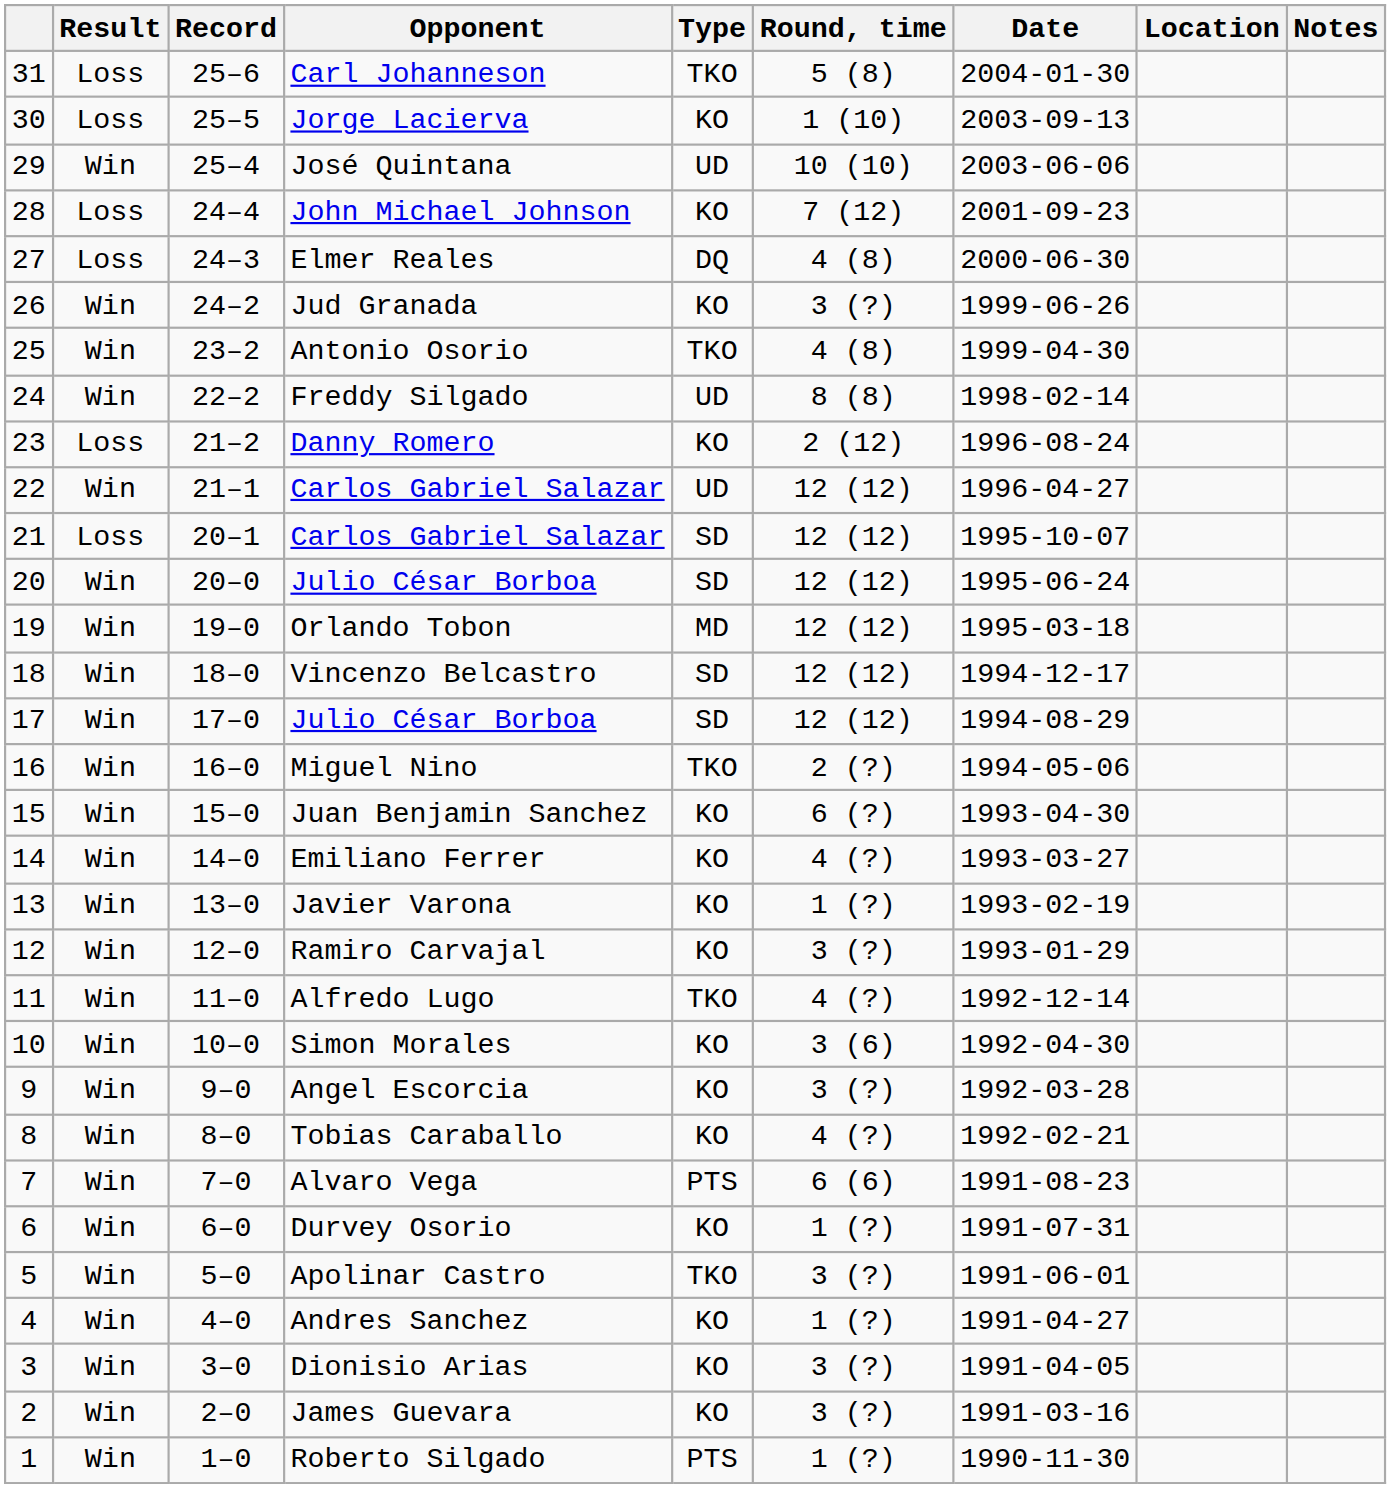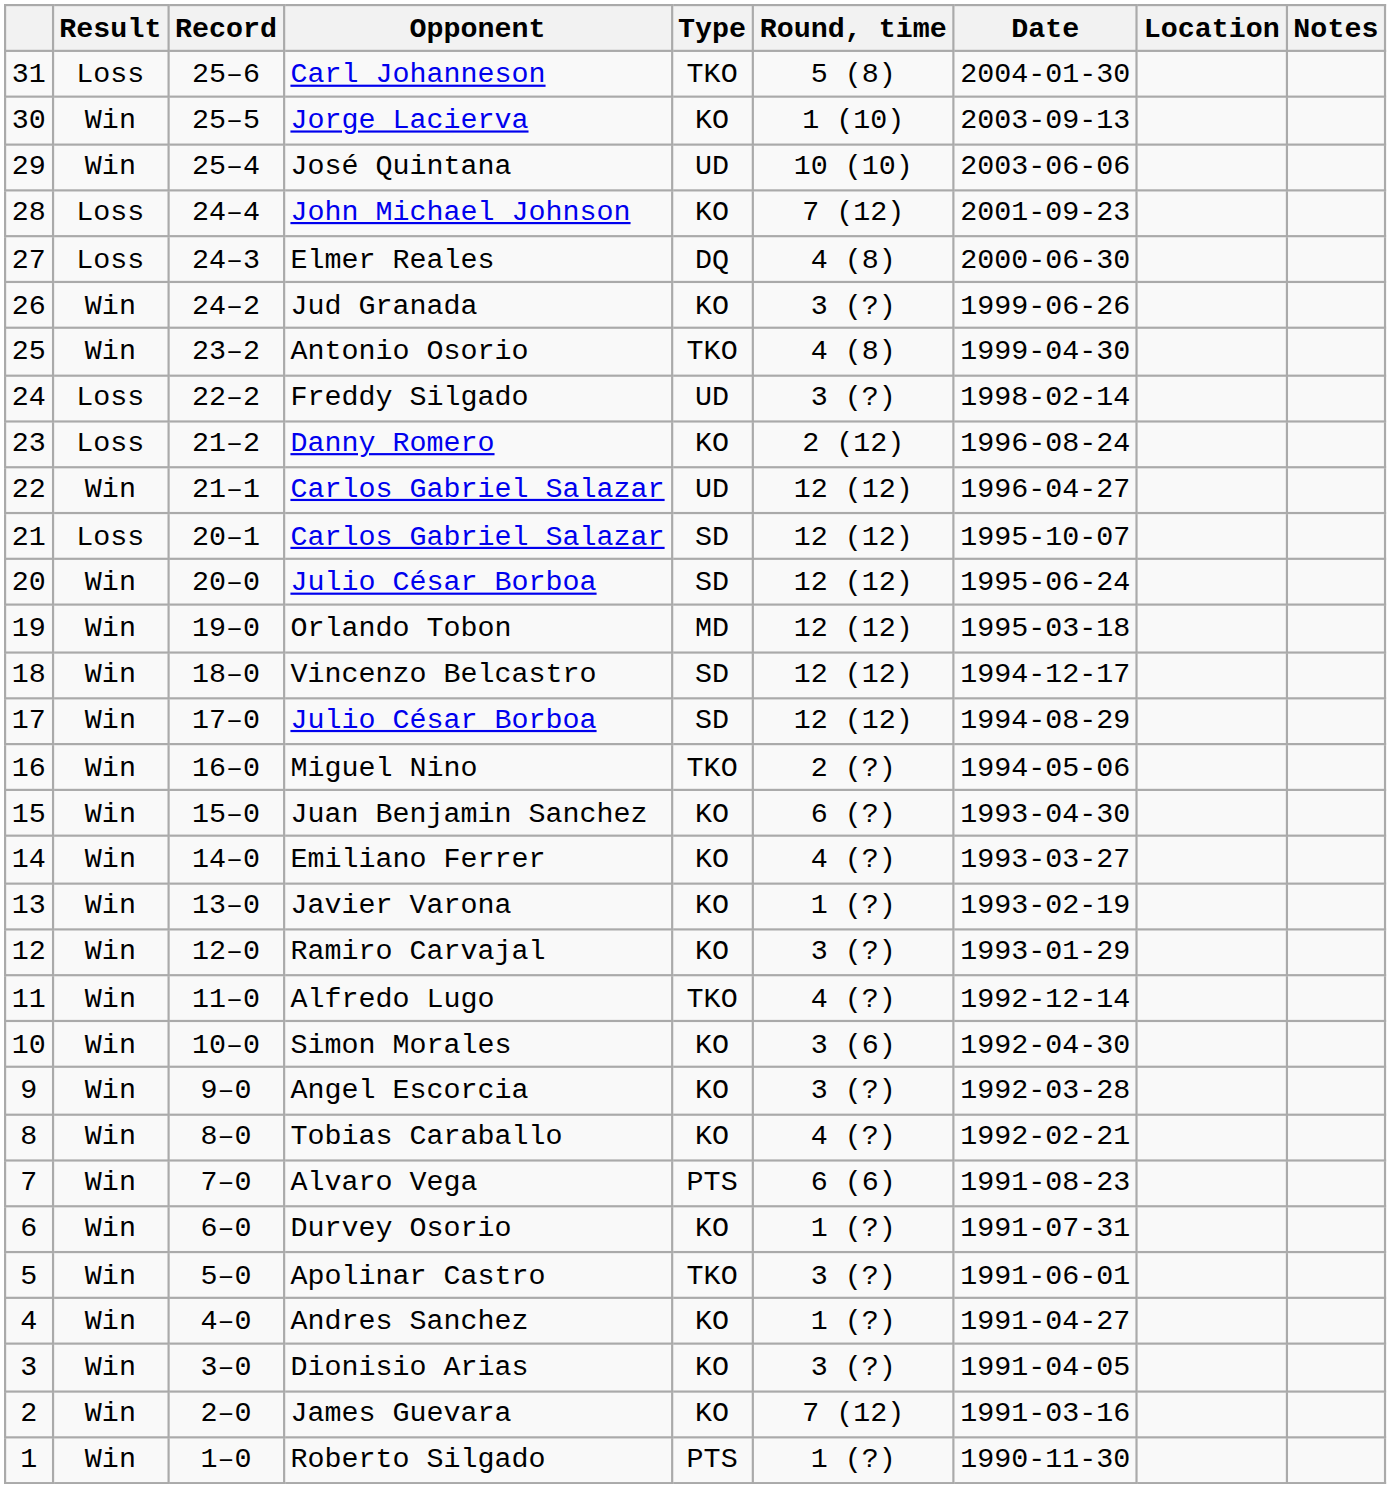(110, 121) Loss -> (110, 121) Win
(110, 398) Win -> (110, 398) Loss
(853, 398) 8 (8) -> (853, 398) 3 (?)
(853, 1414) 3 (?) -> (853, 1414) 7 (12)
